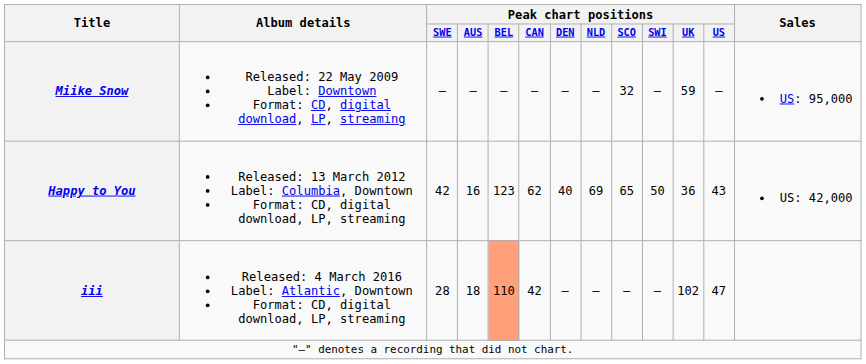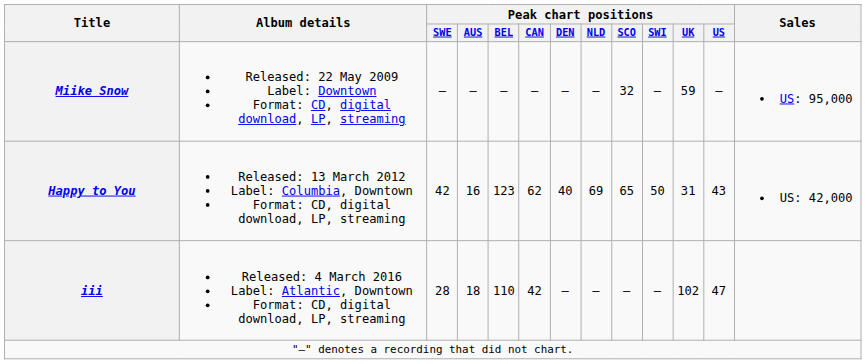(688, 191) 36 -> (688, 191) 31
(504, 290) lightsalmon background -> (504, 290) no background
